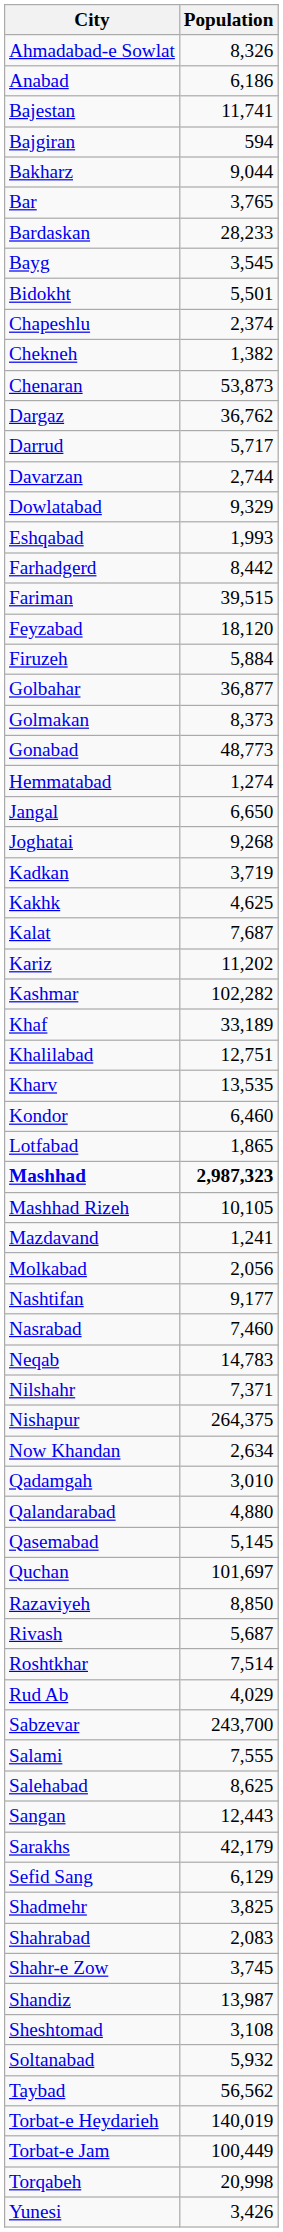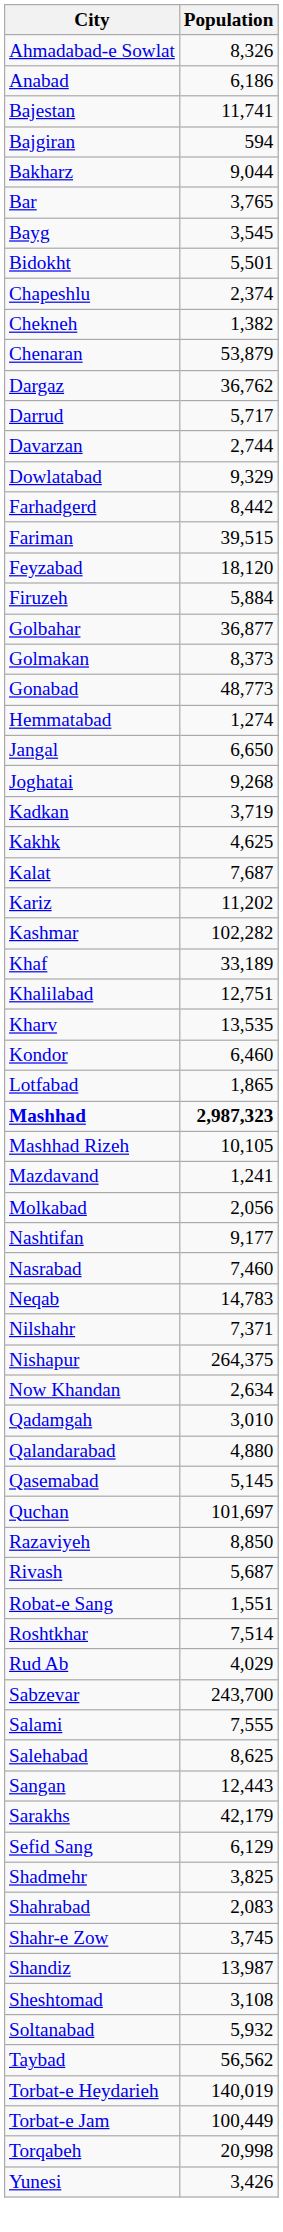- row: (50, 232)
(247, 385) 53,873 -> (247, 354) 53,879
- row: (46, 537)
+ row: (61, 1603)
